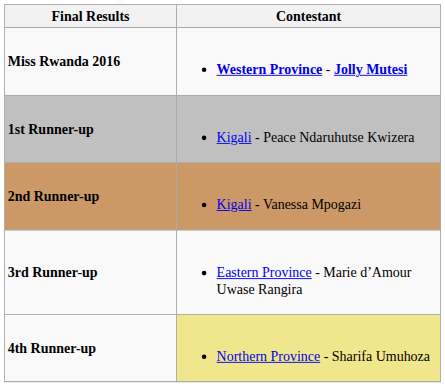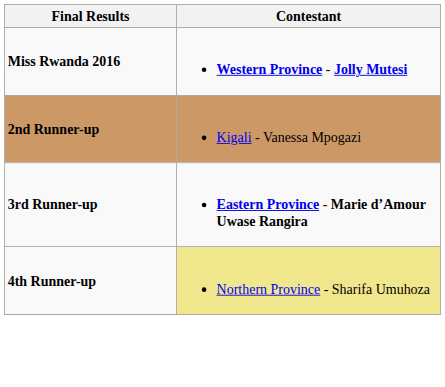- row: (51, 129)
(309, 281) normal -> (309, 213) bold
